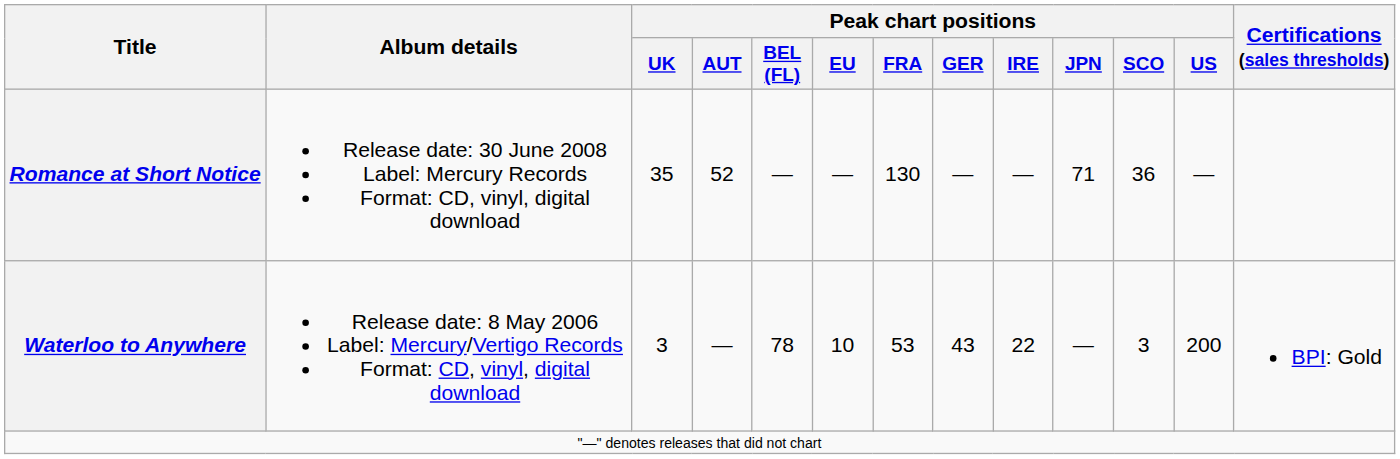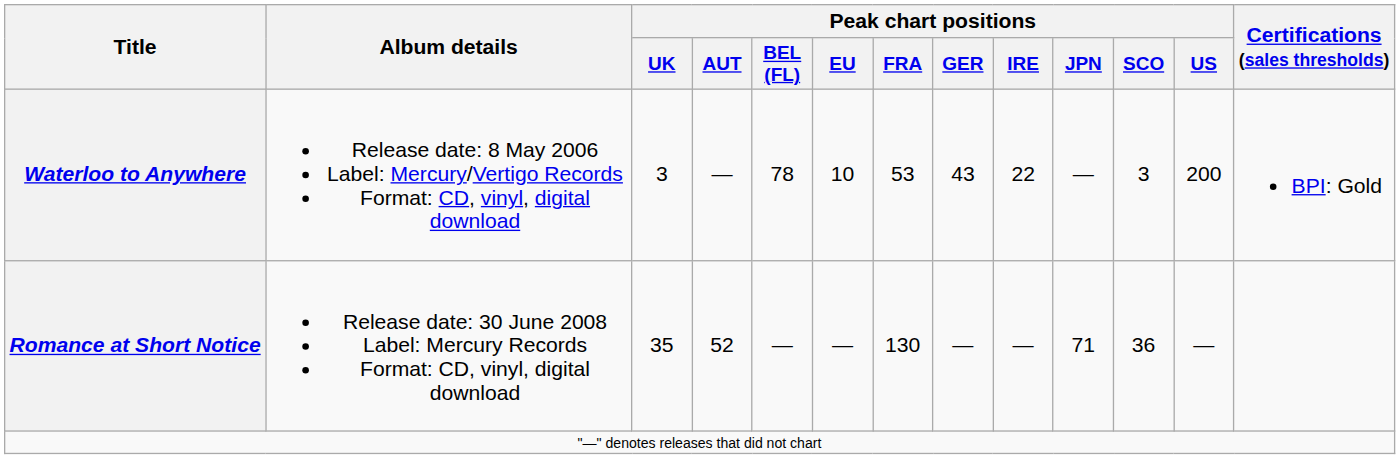rows swapped: (135, 345) <-> (135, 174)
